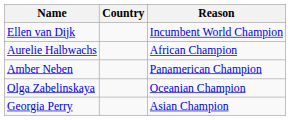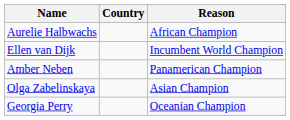rows swapped: (41, 32) <-> (52, 50)
(198, 87) Oceanian Champion -> (189, 87) Asian Champion
(189, 106) Asian Champion -> (198, 106) Oceanian Champion
